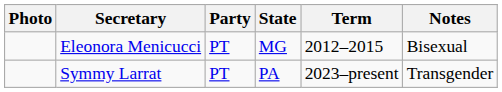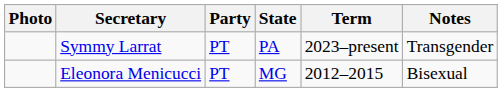rows swapped: (131, 45) <-> (111, 73)
